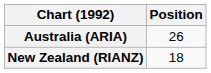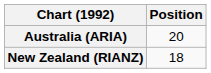(176, 36) 26 -> (176, 36) 20
